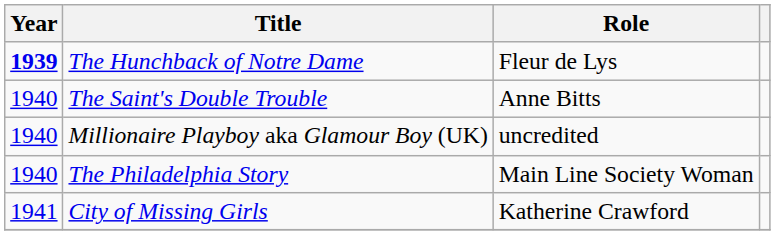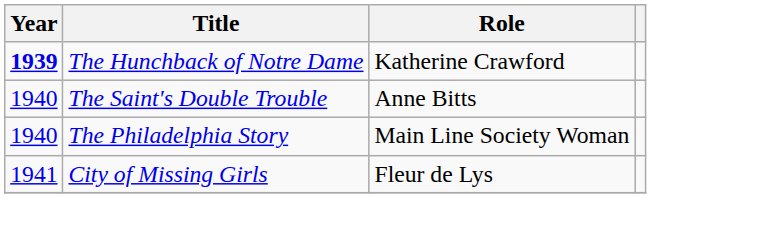(558, 60) Fleur de Lys -> (469, 60) Katherine Crawford
- row: (278, 135)
(594, 211) Katherine Crawford -> (434, 173) Fleur de Lys
